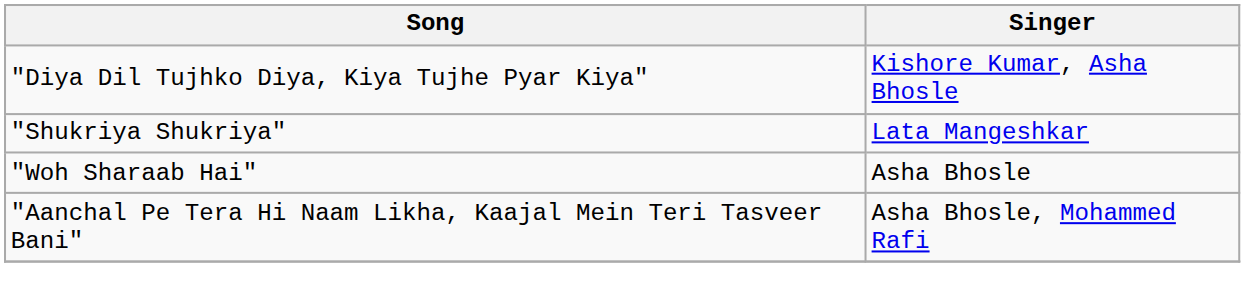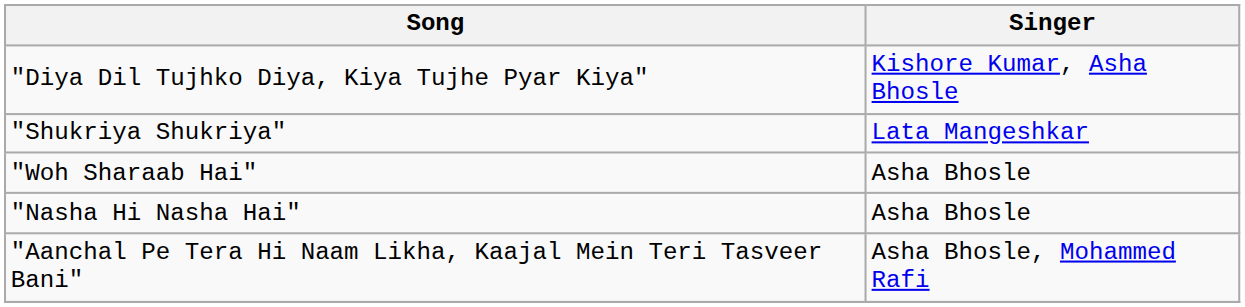+ row: (156, 213)
